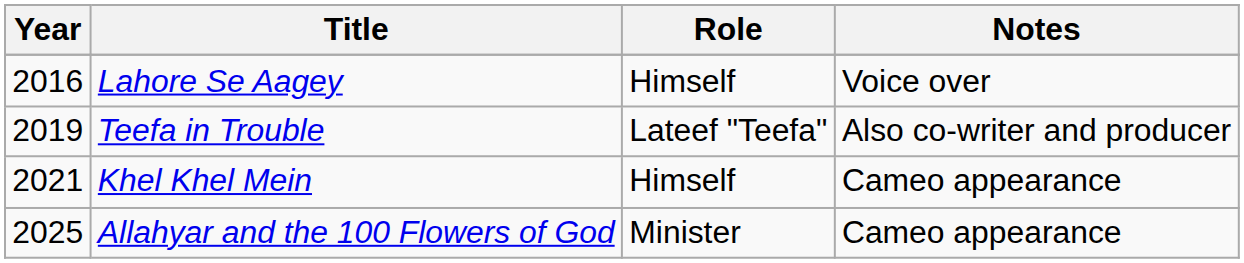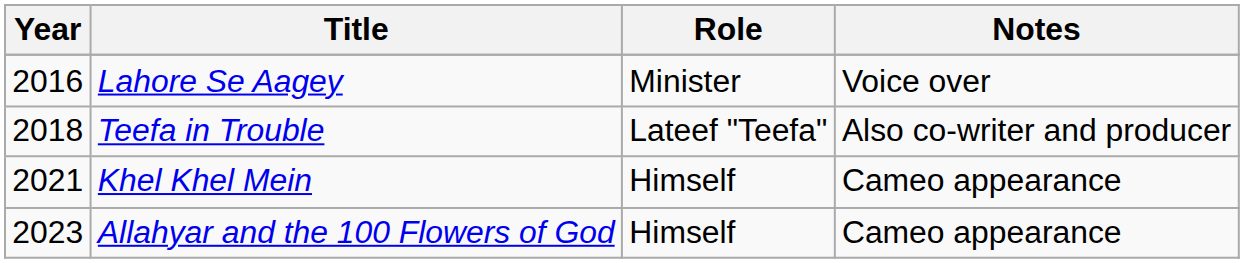(682, 80) Himself -> (685, 80) Minister
(48, 130) 2019 -> (48, 130) 2018
(48, 231) 2025 -> (48, 231) 2023
(685, 231) Minister -> (682, 231) Himself
